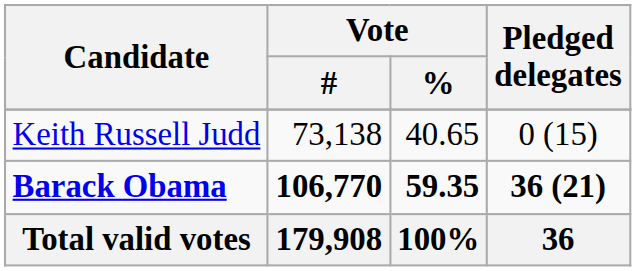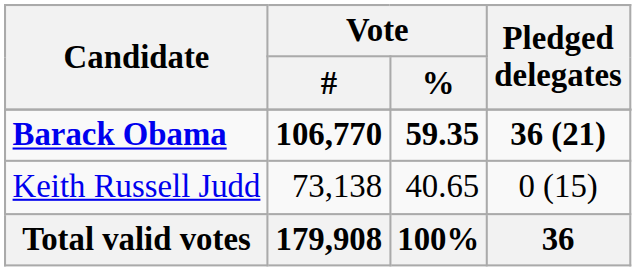rows swapped: (120, 186) <-> (136, 134)
